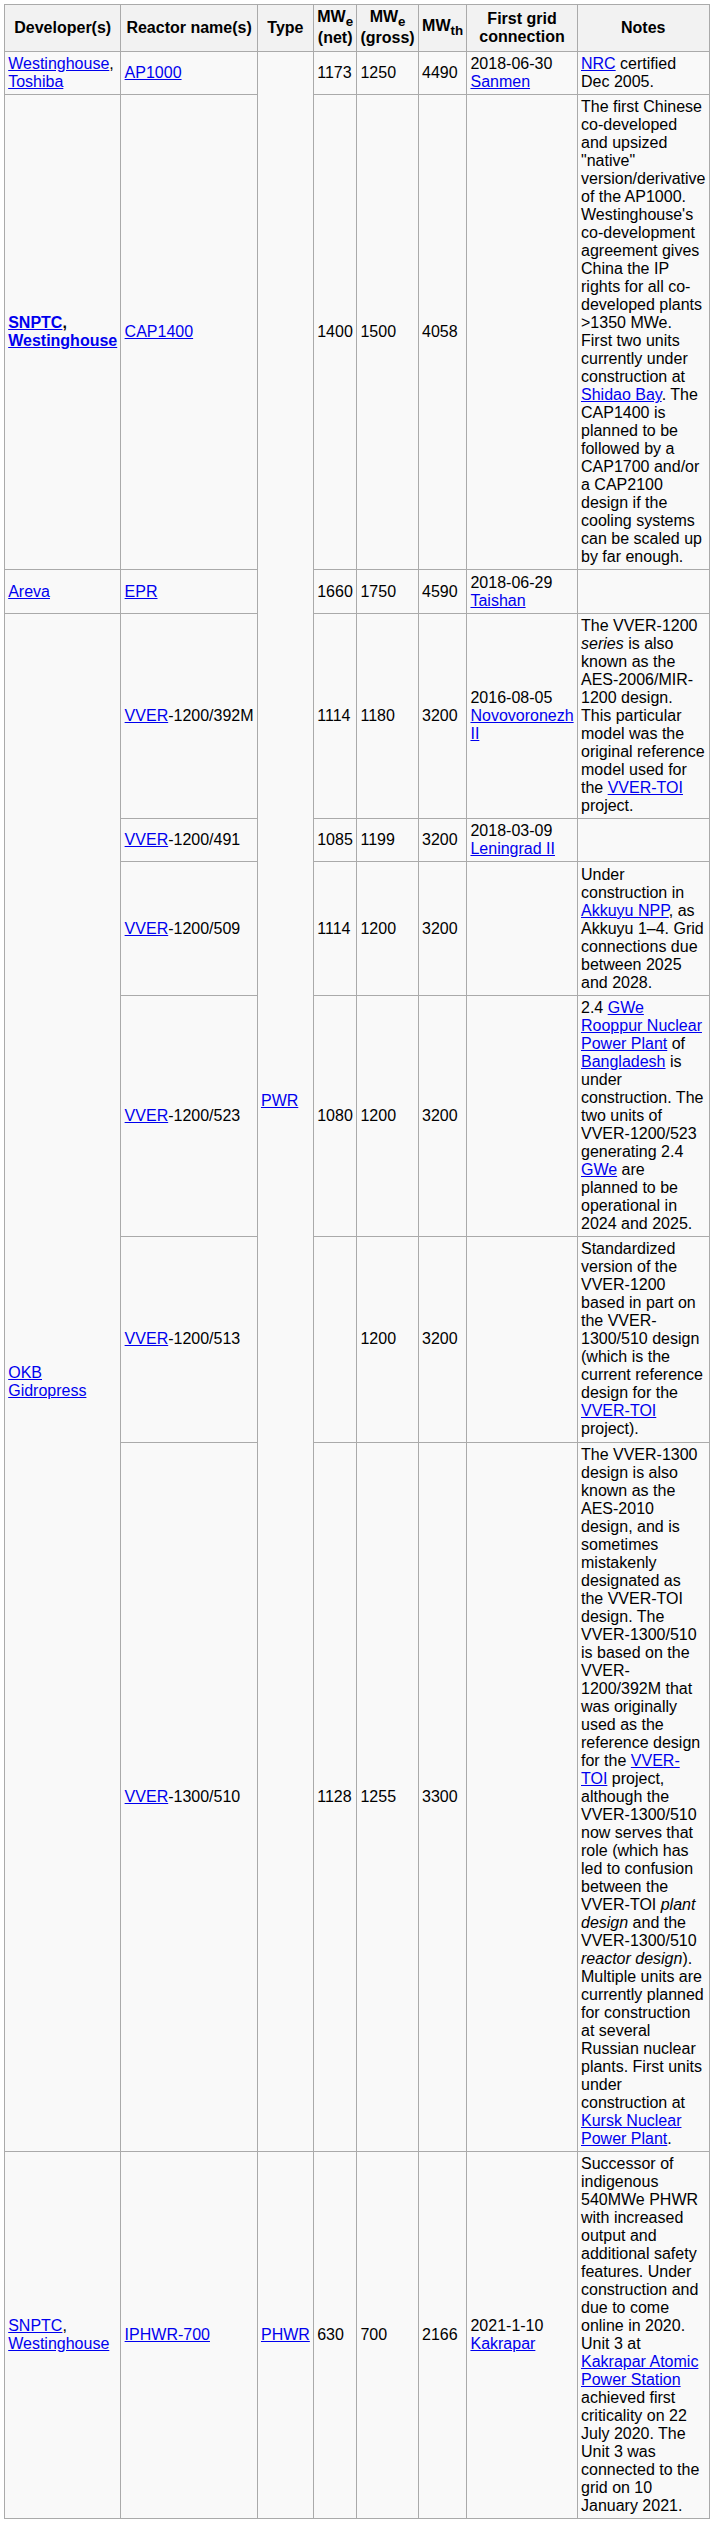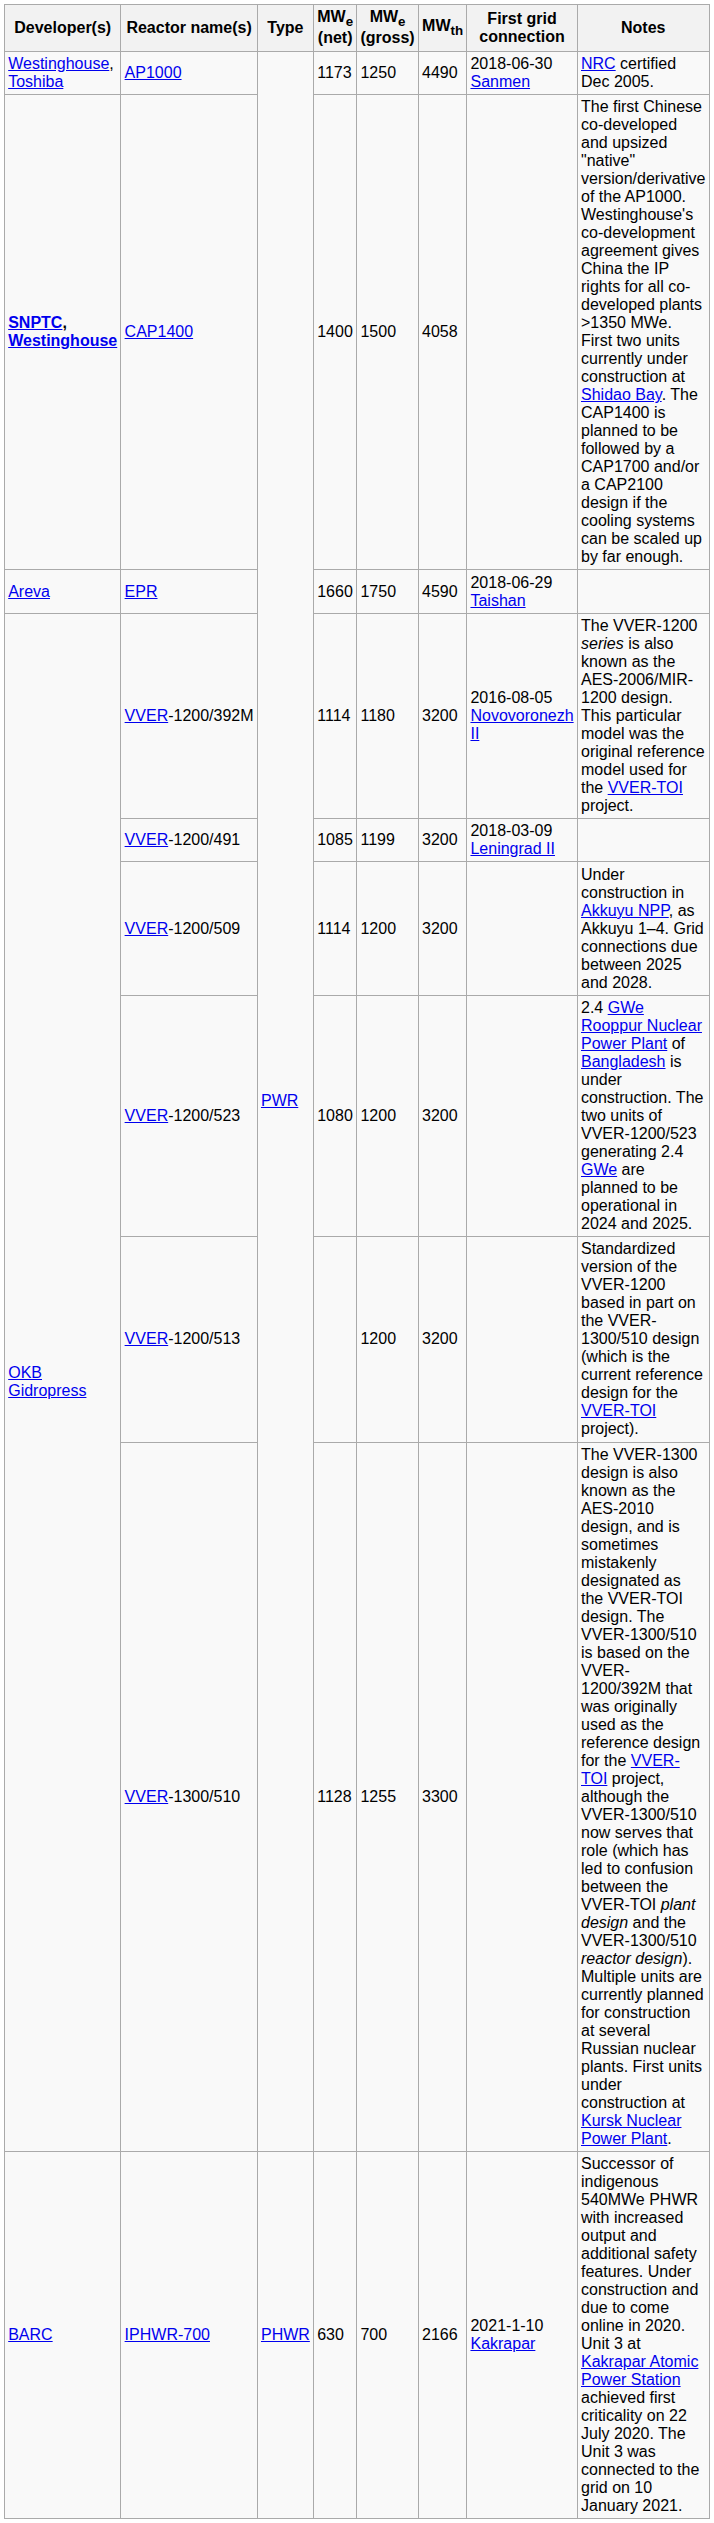(59, 2335) SNPTC, Westinghouse -> (30, 2335) BARC
